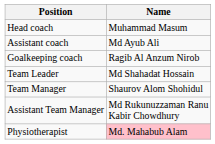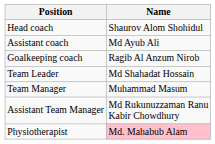(148, 27) Muhammad Masum -> (156, 27) Shaurov Alom Shohidul
(156, 89) Shaurov Alom Shohidul -> (148, 89) Muhammad Masum
